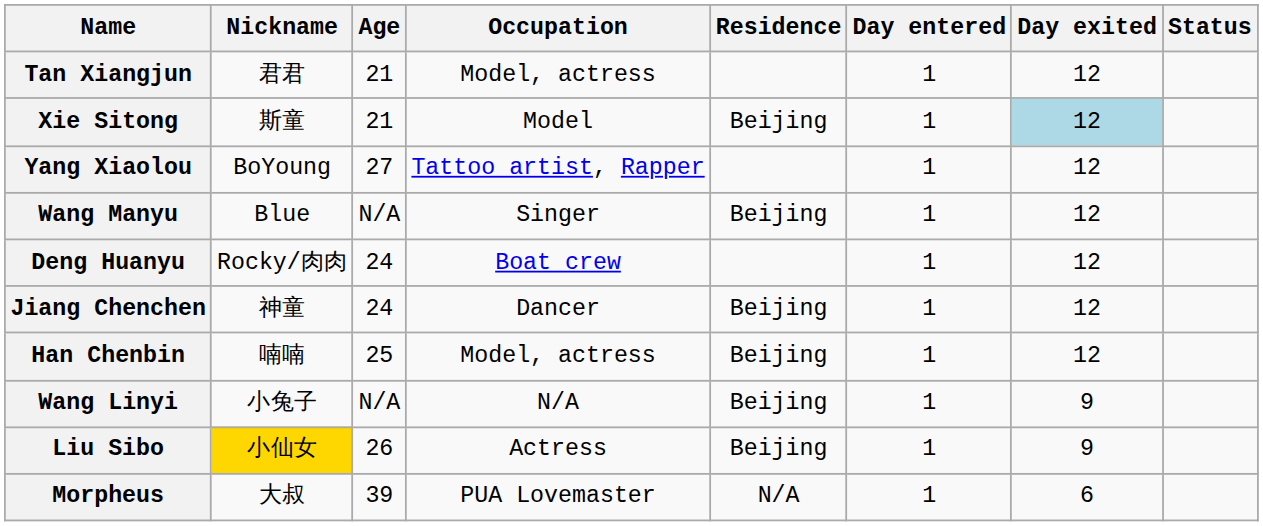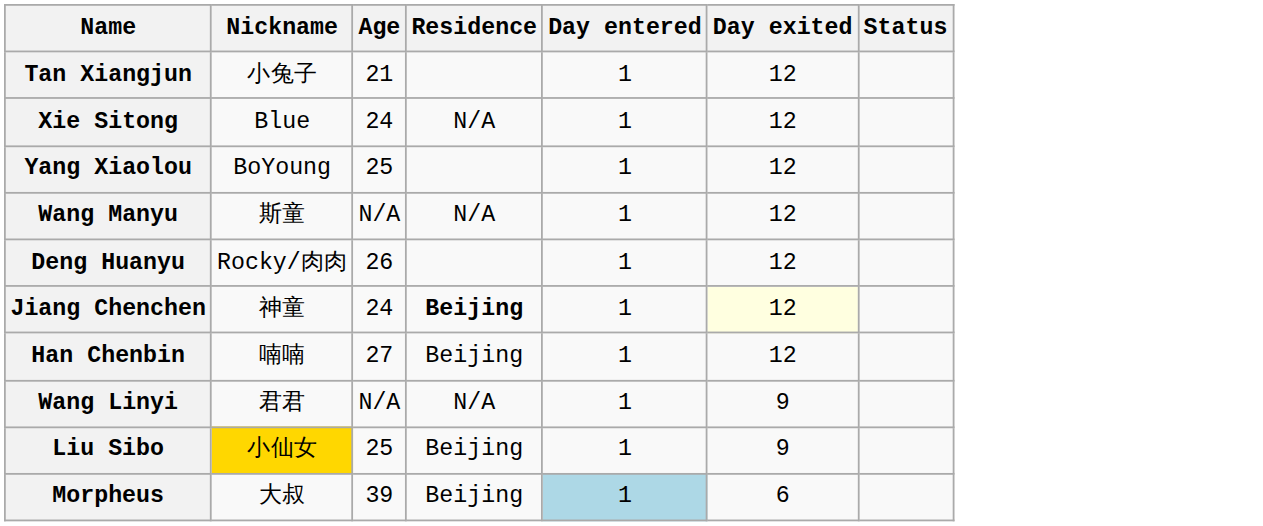- column: (558, 27)
(282, 74) 君君 -> (282, 74) 小兔子
(282, 121) 斯童 -> (282, 121) Blue
(379, 121) 21 -> (379, 121) 24
(779, 121) Beijing -> (474, 121) N/A
(1087, 121) lightblue background -> (783, 121) no background
(379, 168) 27 -> (379, 168) 25
(282, 215) Blue -> (282, 215) 斯童
(779, 215) Beijing -> (474, 215) N/A
(379, 262) 24 -> (379, 262) 26
(779, 309) normal -> (474, 309) bold
(1087, 309) no background -> (783, 309) lightyellow background
(379, 356) 25 -> (379, 356) 27
(282, 402) 小兔子 -> (282, 402) 君君
(779, 402) Beijing -> (474, 402) N/A
(379, 449) 26 -> (379, 449) 25
(779, 496) N/A -> (474, 496) Beijing
(929, 496) no background -> (625, 496) lightblue background
